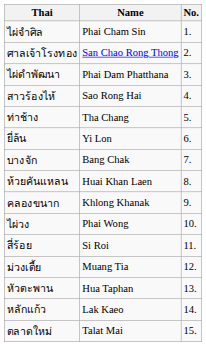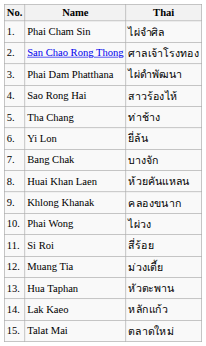columns swapped: (191, 12) <-> (42, 12)
